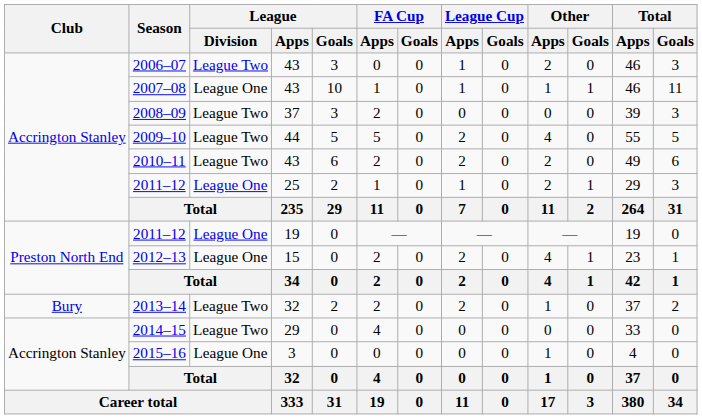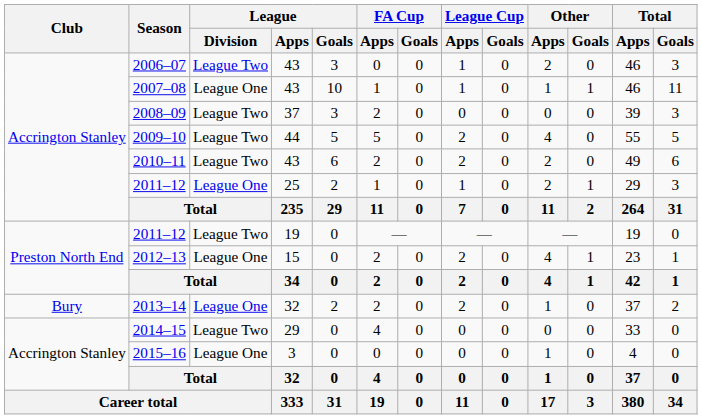(230, 233) League One -> (230, 233) League Two
(230, 305) League Two -> (230, 305) League One
